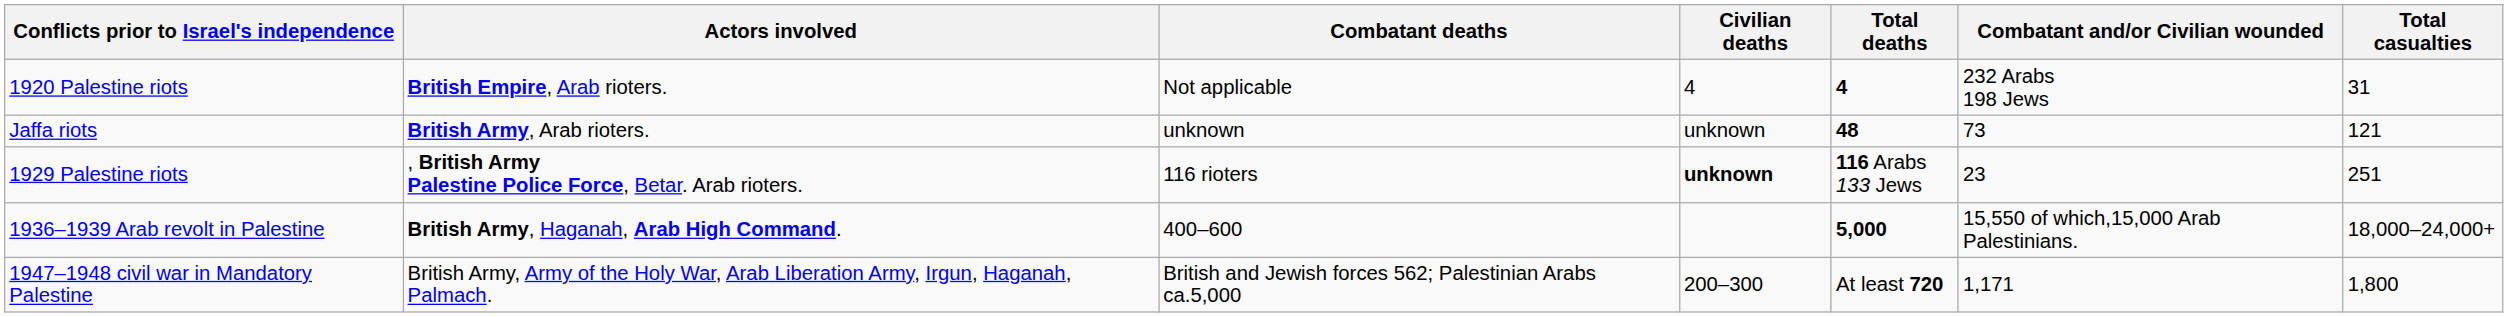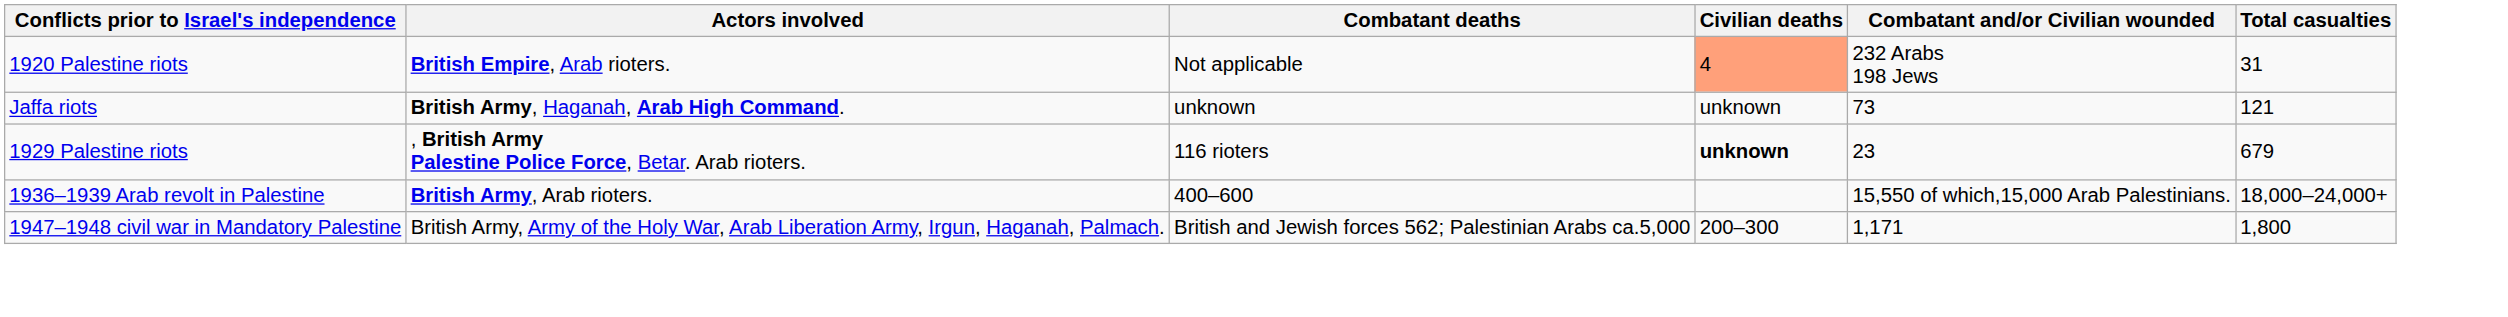- column: (1895, 32)
(1690, 87) no background -> (1705, 64) lightsalmon background
(529, 130) British Army, Arab rioters. -> (628, 107) British Army, Haganah, Arab High Command.
(2365, 174) 251 -> (2257, 151) 679
(625, 229) British Army, Haganah, Arab High Command. -> (532, 195) British Army, Arab rioters.
